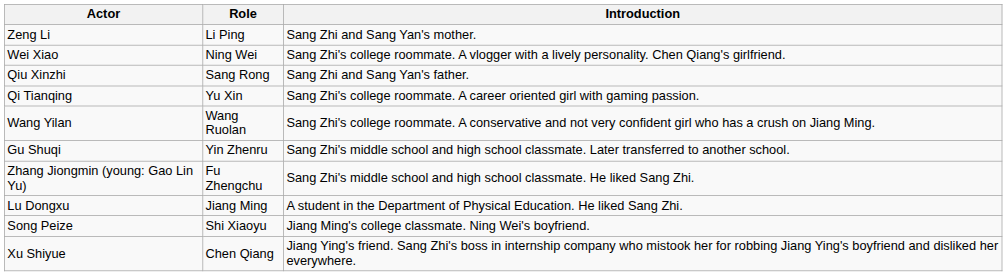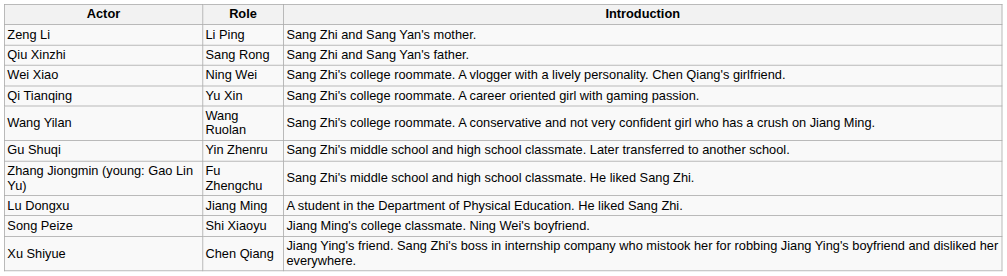rows swapped: (37, 75) <-> (33, 55)
